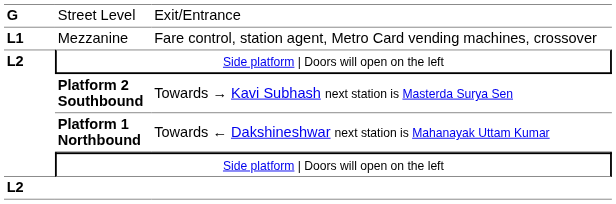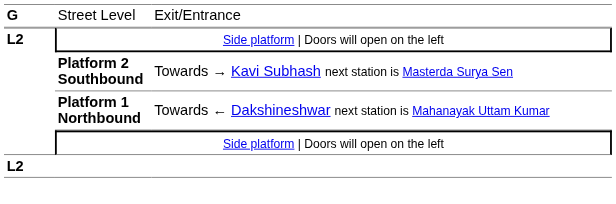- row: (93, 38)
